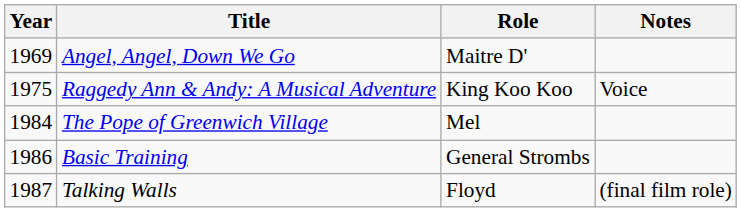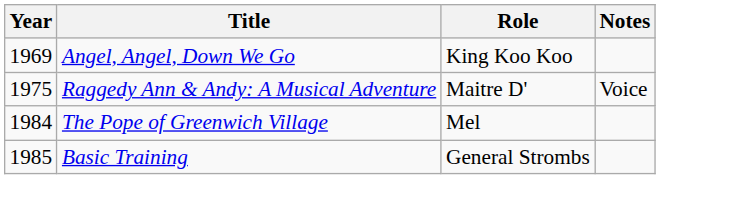(487, 55) Maitre D' -> (509, 55) King Koo Koo
(509, 88) King Koo Koo -> (487, 88) Maitre D'
(31, 156) 1986 -> (31, 156) 1985
- row: (119, 190)
